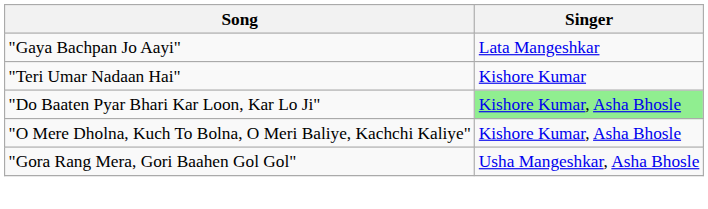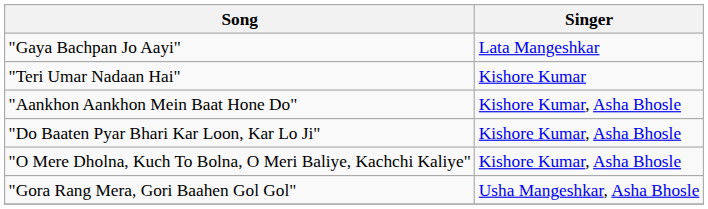+ row: (153, 104)
(580, 104) lightgreen background -> (580, 133) no background
